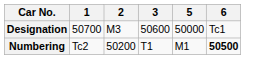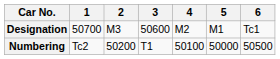+ column: (189, 12)
(189, 29) 50000 -> (216, 29) M1
(182, 46) M1 -> (224, 46) 50000
(224, 46) bold -> (258, 46) normal
